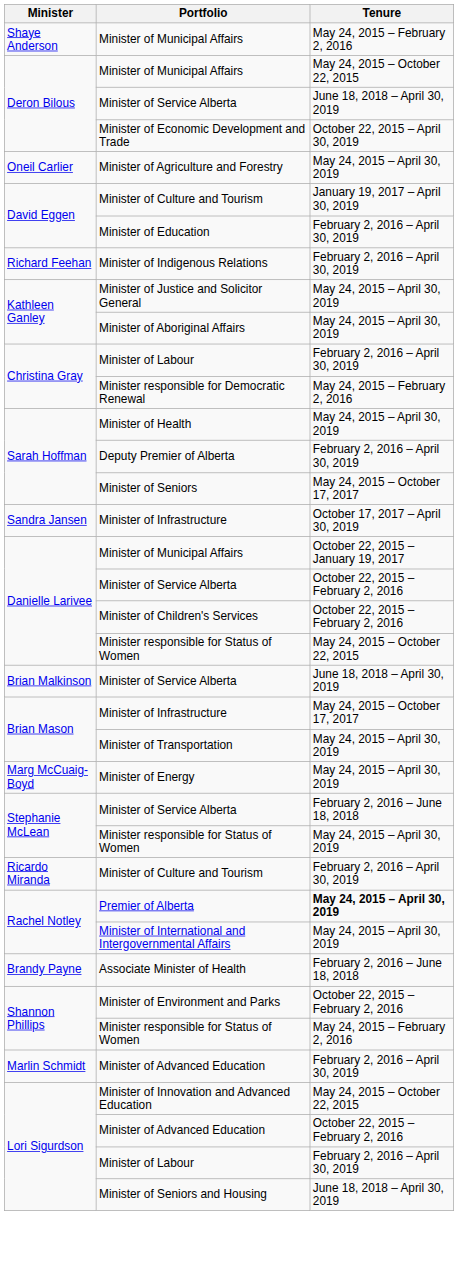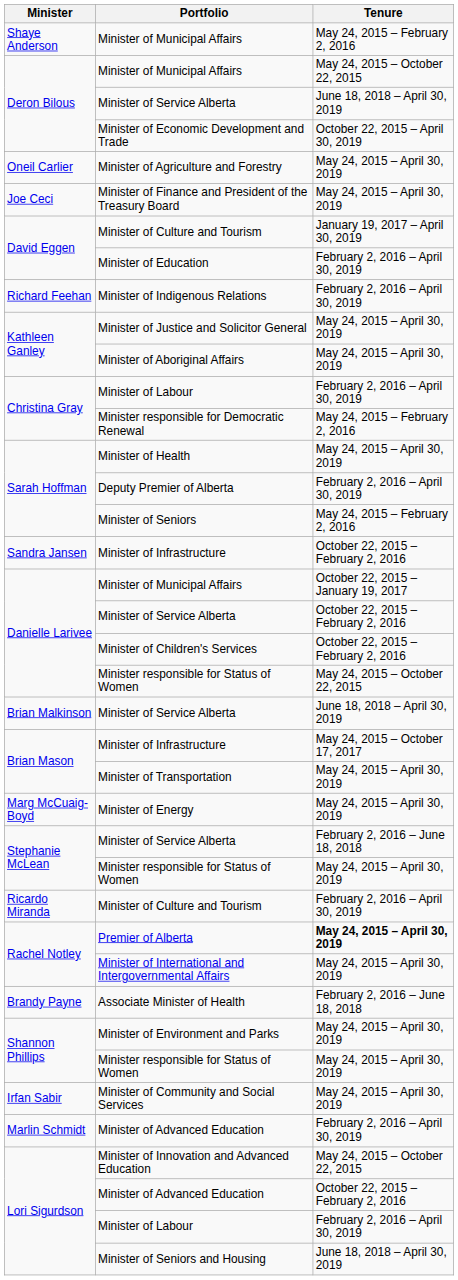+ row: (30, 199)
(376, 488) May 24, 2015 – October 17, 2017 -> (382, 520) May 24, 2015 – February 2, 2016
(377, 520) October 17, 2017 – April 30, 2019 -> (366, 552) October 22, 2015 – February 2, 2016
(364, 1002) October 22, 2015 – February 2, 2016 -> (380, 1034) May 24, 2015 – April 30, 2019
(379, 1034) May 24, 2015 – February 2, 2016 -> (380, 1066) May 24, 2015 – April 30, 2019
+ row: (34, 1098)
